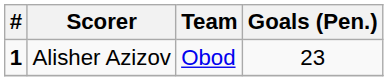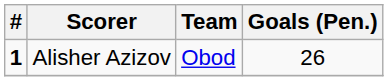(313, 57) 23 -> (313, 57) 26
